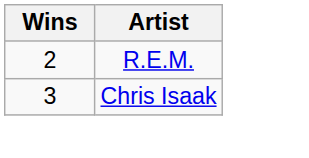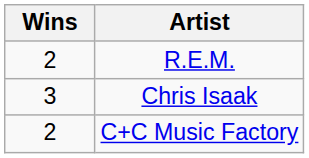+ row: (199, 133)
